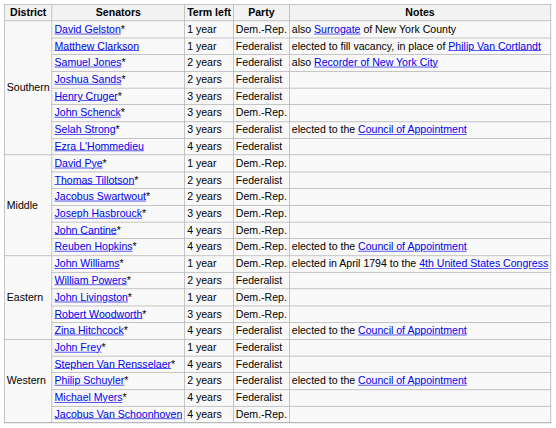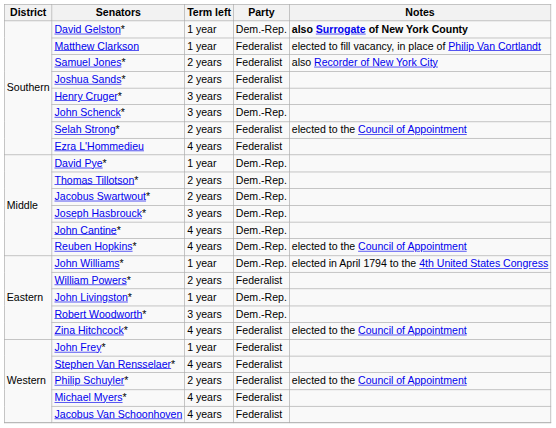(374, 29) normal -> (380, 29) bold
(204, 130) 3 years -> (204, 130) 2 years
(259, 180) Federalist -> (261, 180) Dem.-Rep.
(261, 414) Dem.-Rep. -> (259, 414) Federalist
